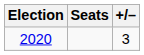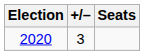columns swapped: (90, 15) <-> (126, 15)
